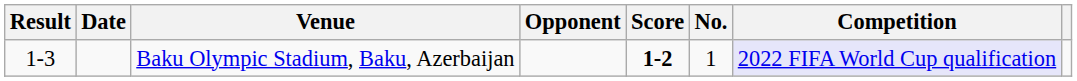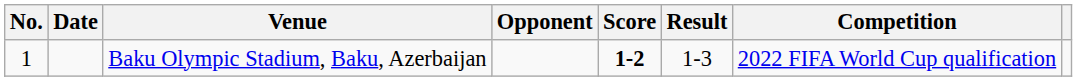columns swapped: (711, 22) <-> (40, 22)
(897, 57) lavender background -> (897, 57) no background
